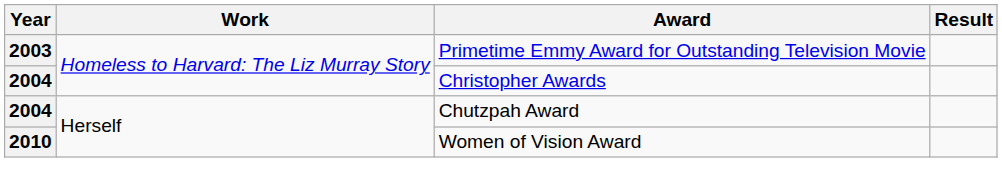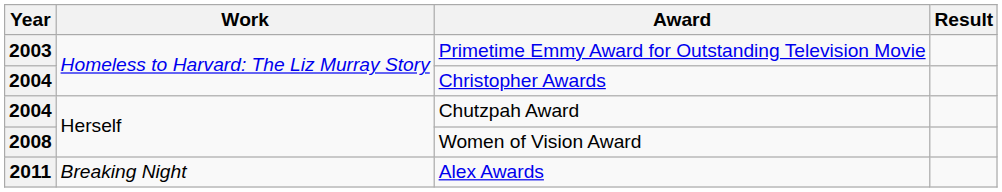(30, 141) 2010 -> (30, 141) 2008
+ row: (491, 171)
